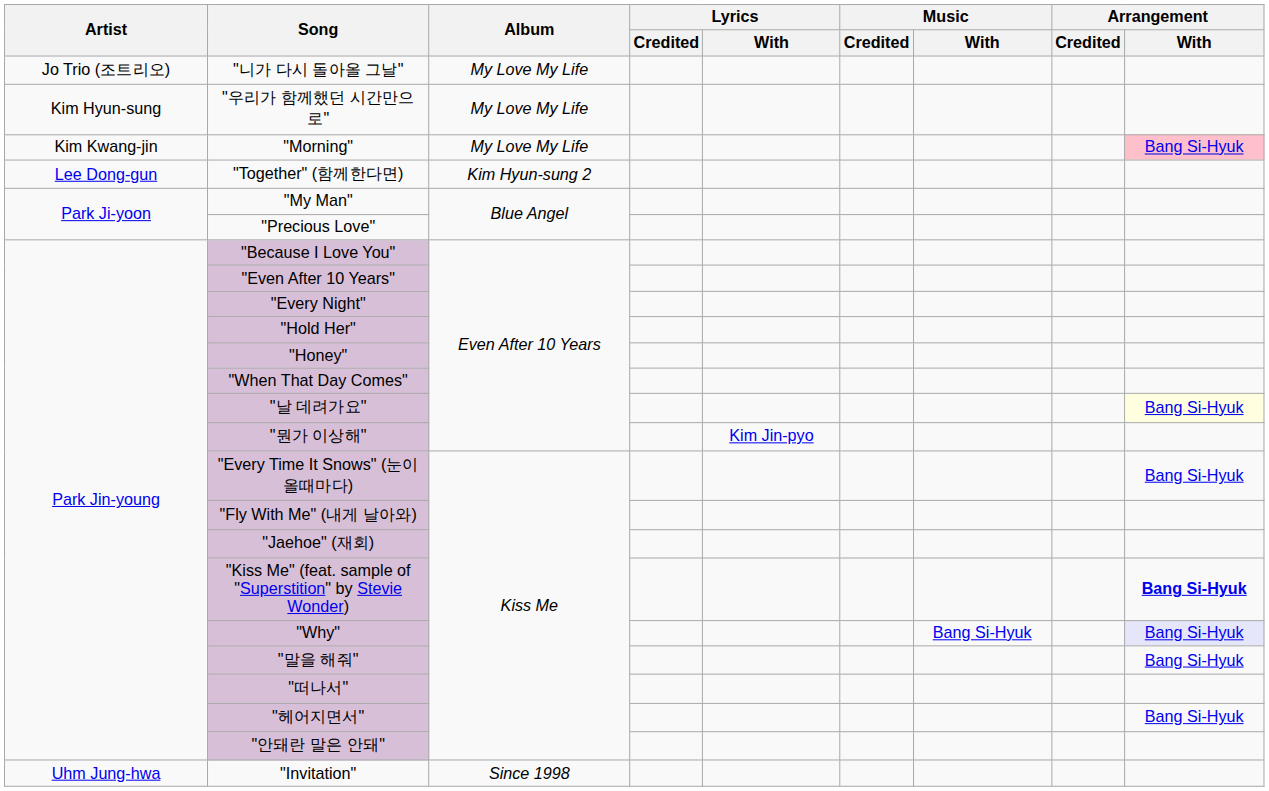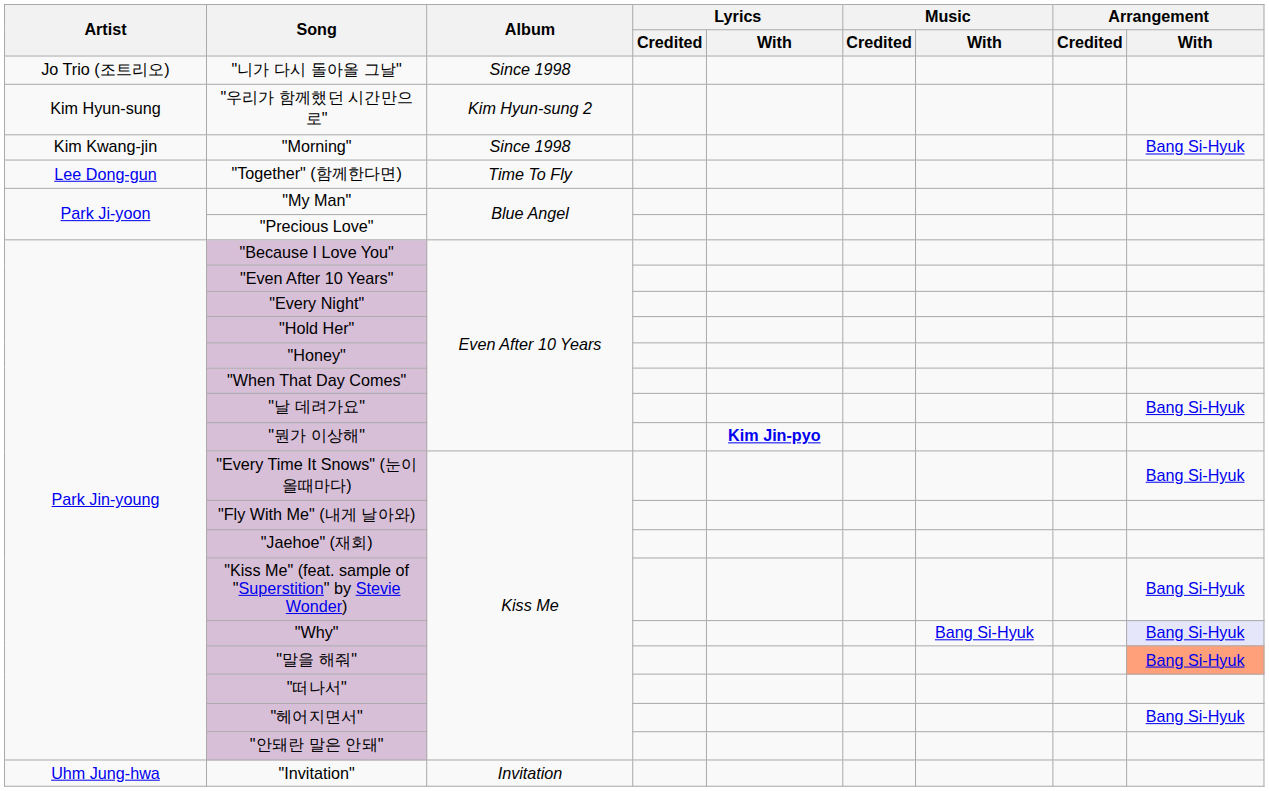(529, 70) My Love My Life -> (530, 70) Since 1998
(529, 109) My Love My Life -> (530, 109) Kim Hyun-sung 2
(529, 147) My Love My Life -> (530, 147) Since 1998
(1194, 147) pink background -> (1195, 147) no background
(529, 174) Kim Hyun-sung 2 -> (530, 174) Time To Fly
(1194, 407) lightyellow background -> (1195, 407) no background
(771, 436) normal -> (774, 436) bold
(1194, 589) bold -> (1195, 589) normal
(1194, 660) no background -> (1195, 660) lightsalmon background
(529, 773) Since 1998 -> (530, 773) Invitation
